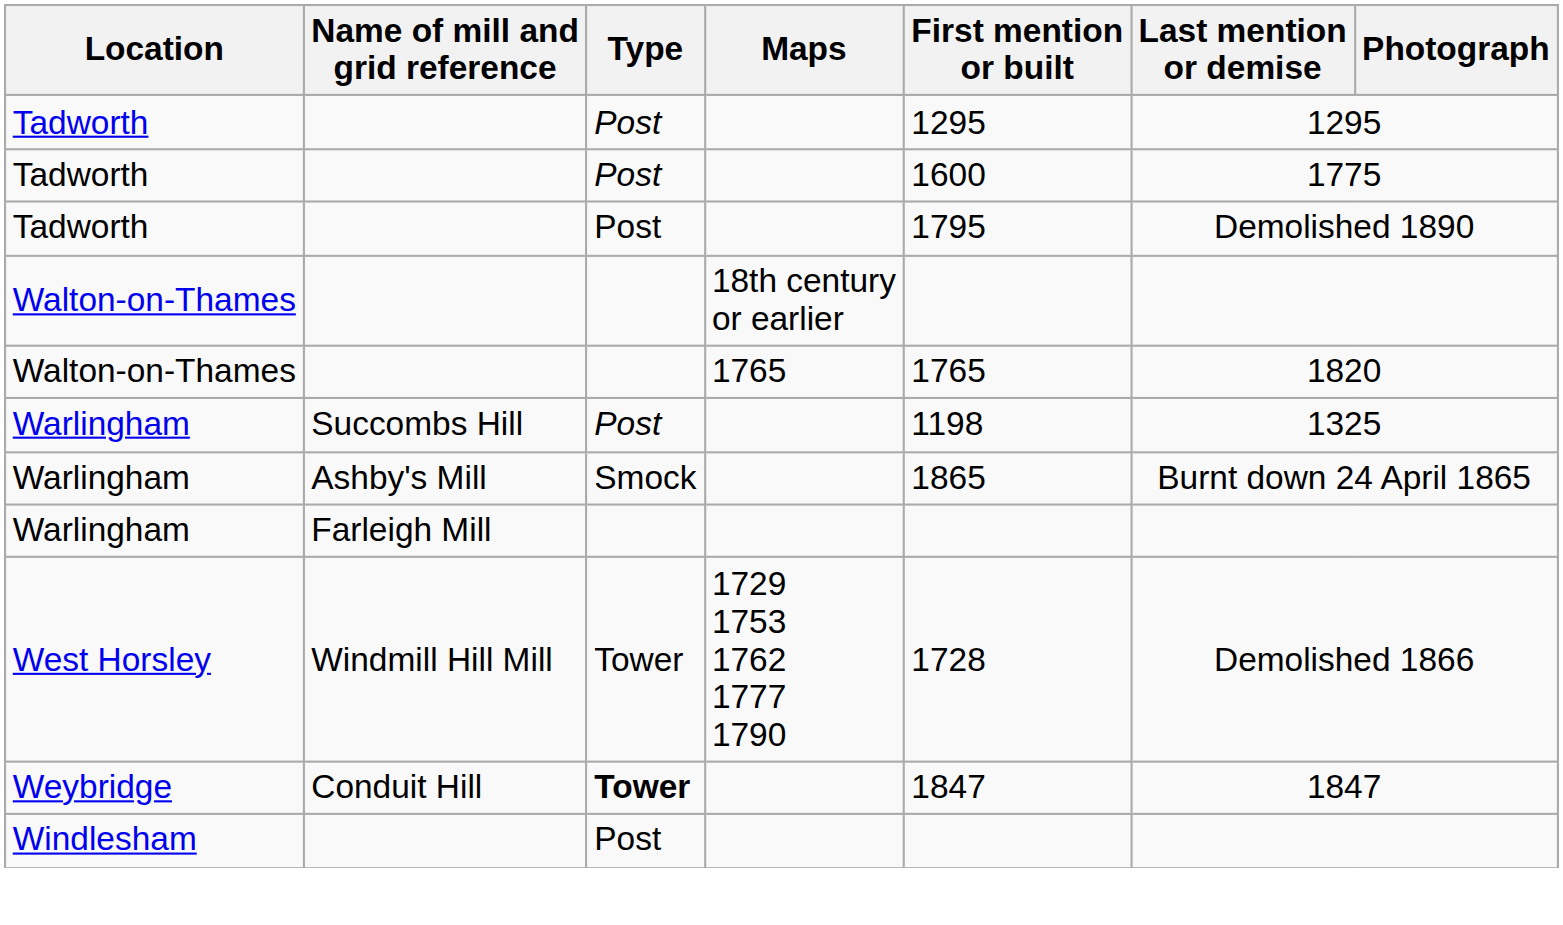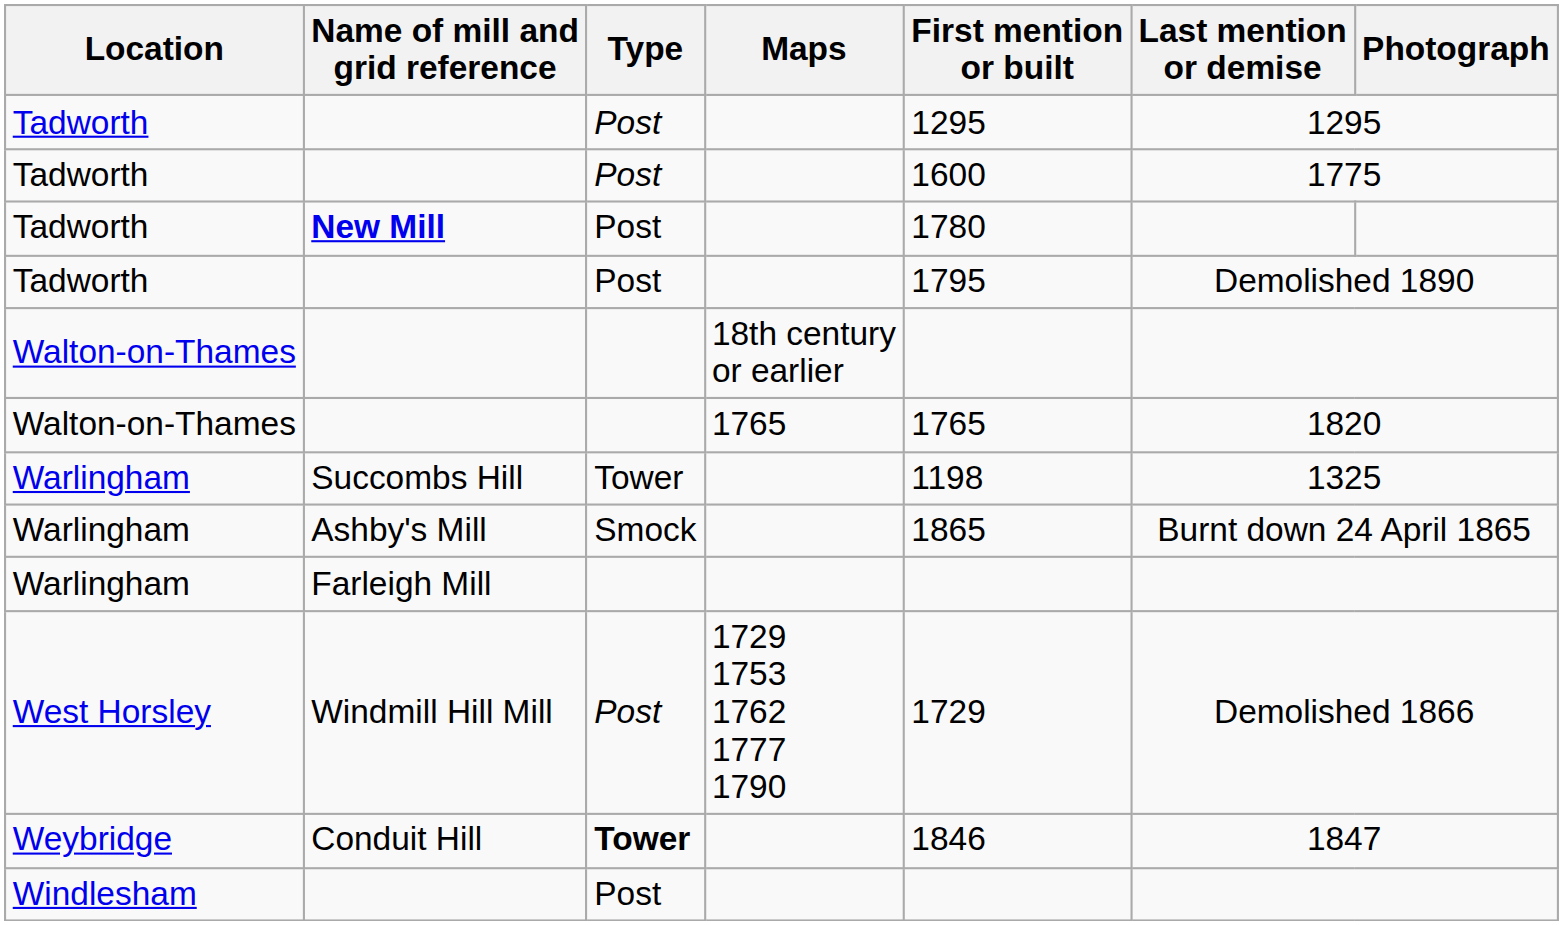+ row: (81, 227)
(628, 424) Post -> (639, 477) Tower
(639, 658) Tower -> (628, 711) Post
(949, 658) 1728 -> (949, 711) 1729
(949, 787) 1847 -> (949, 840) 1846
